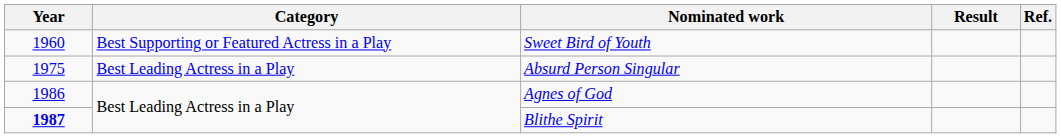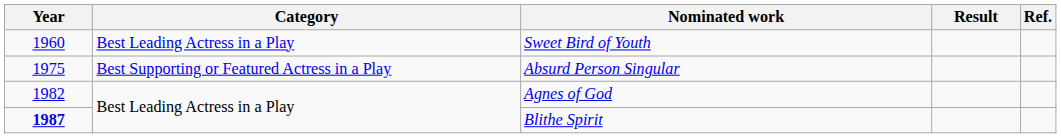(244, 42) Best Supporting or Featured Actress in a Play -> (195, 42) Best Leading Actress in a Play
(195, 68) Best Leading Actress in a Play -> (244, 68) Best Supporting or Featured Actress in a Play
(49, 94) 1986 -> (49, 94) 1982
